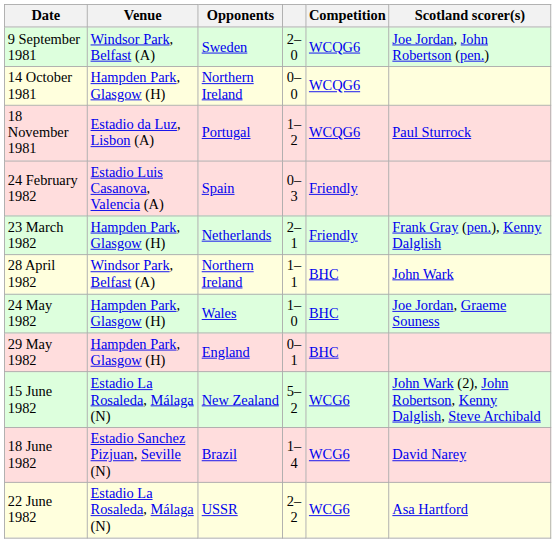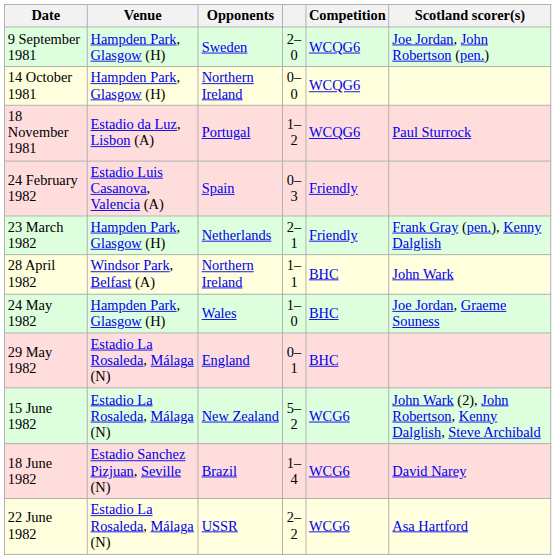(132, 46) Windsor Park, Belfast (A) -> (135, 46) Hampden Park, Glasgow (H)
(135, 352) Hampden Park, Glasgow (H) -> (142, 360) Estadio La Rosaleda, Málaga (N)
